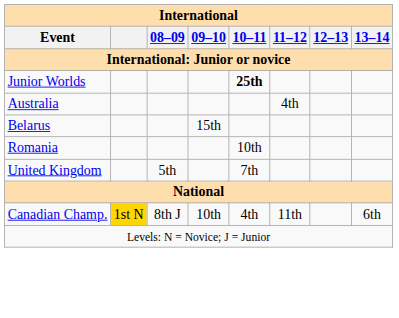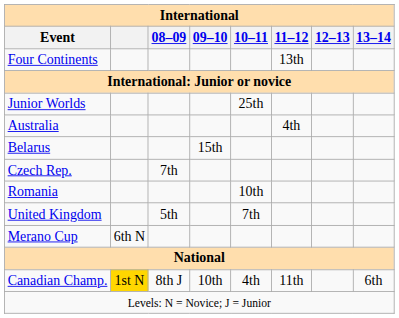+ row: (53, 59)
(249, 81) bold -> (251, 103) normal
+ row: (40, 170)
+ row: (43, 236)
